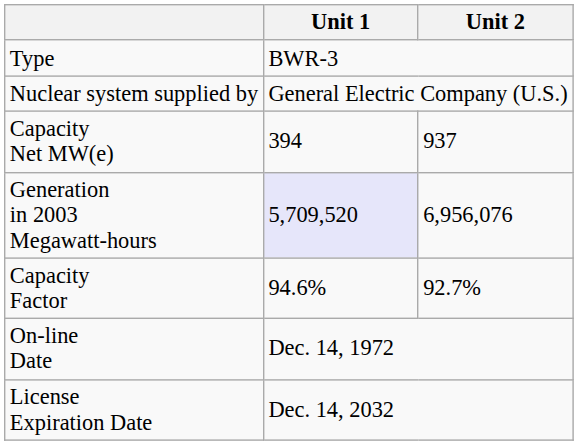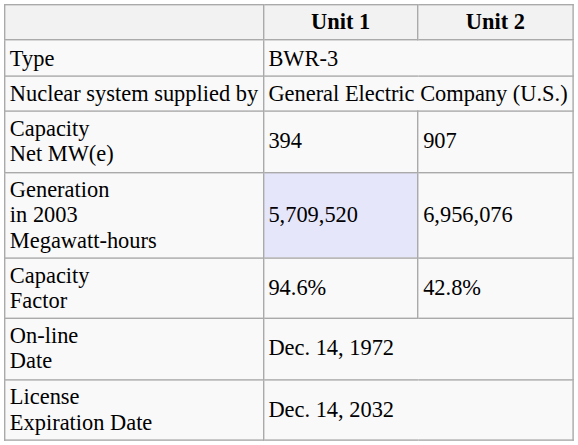(440, 141) 937 -> (440, 141) 907
(452, 288) 92.7% -> (452, 288) 42.8%
